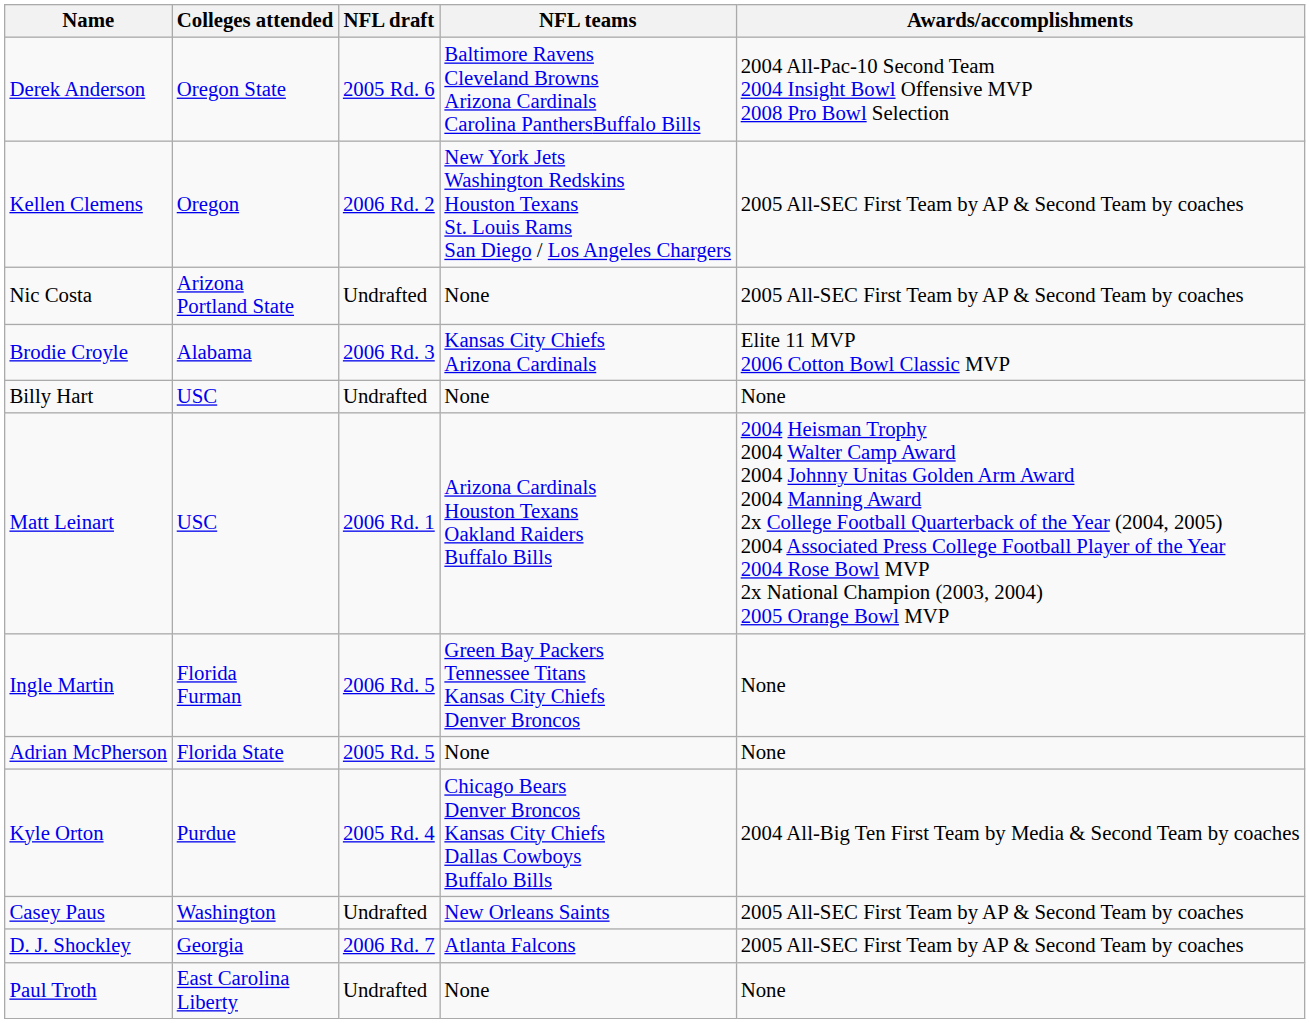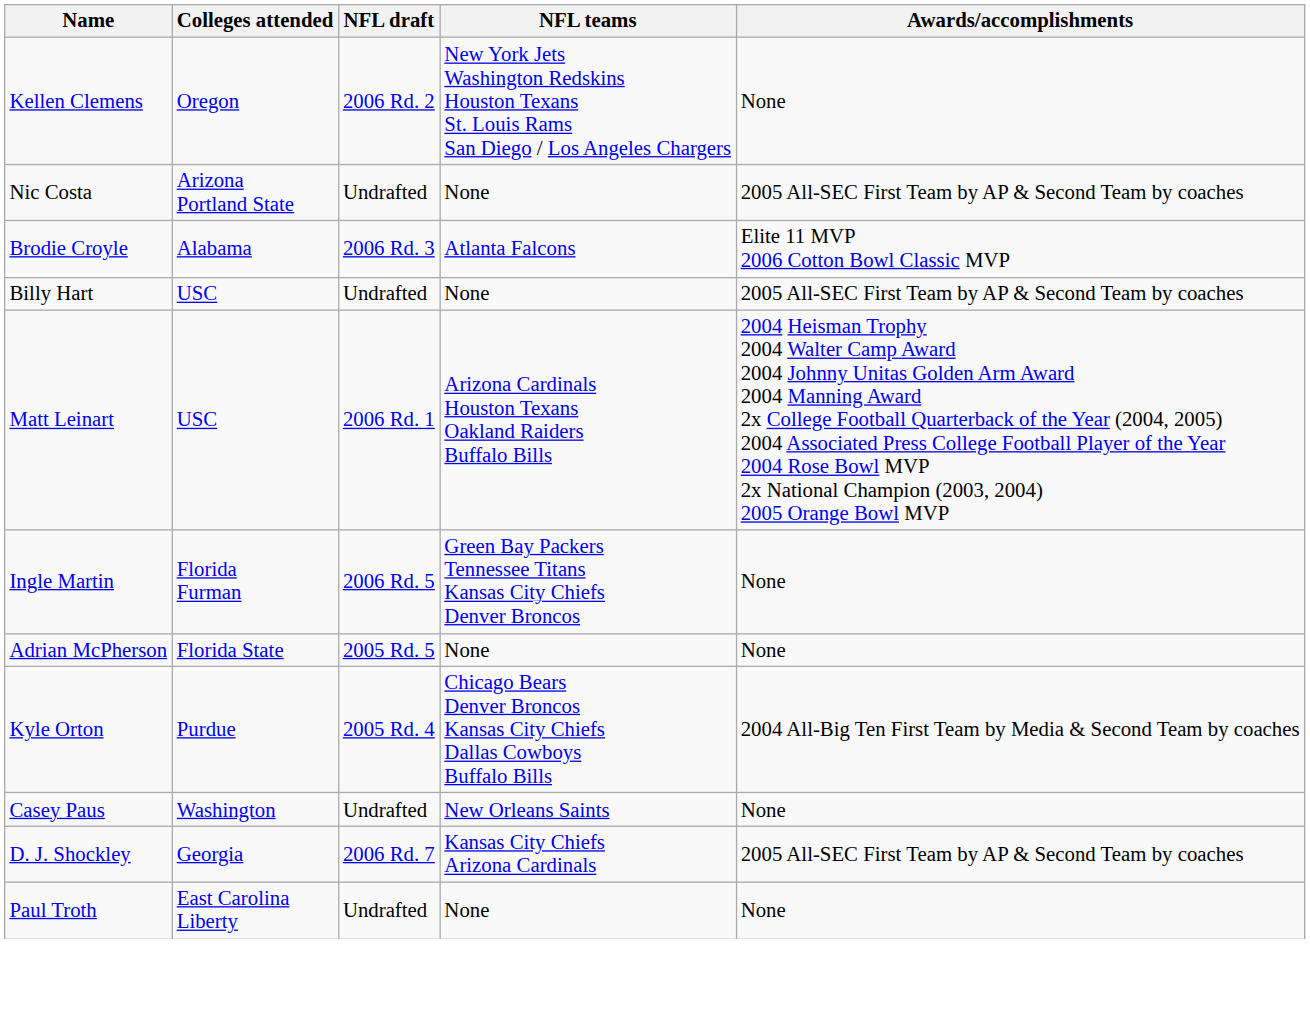- row: (77, 89)
(992, 203) 2005 All-SEC First Team by AP & Second Team by coaches -> (763, 100) None
(525, 351) Kansas City Chiefs Arizona Cardinals -> (510, 248) Atlanta Falcons
(763, 396) None -> (992, 293) 2005 All-SEC First Team by AP & Second Team by coaches
(992, 912) 2005 All-SEC First Team by AP & Second Team by coaches -> (763, 809) None
(510, 945) Atlanta Falcons -> (525, 853) Kansas City Chiefs Arizona Cardinals
